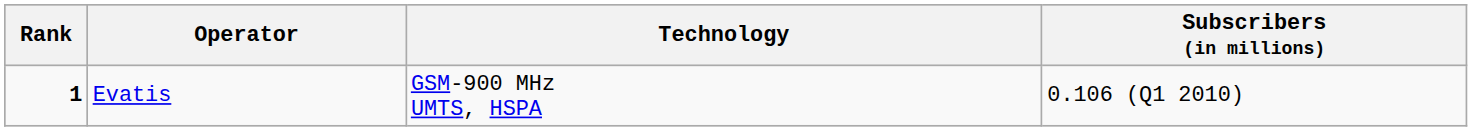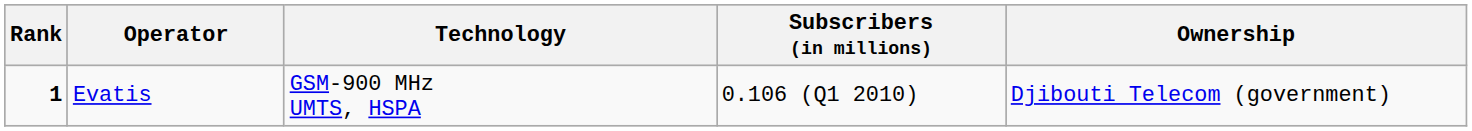+ column: (1236, 35)
